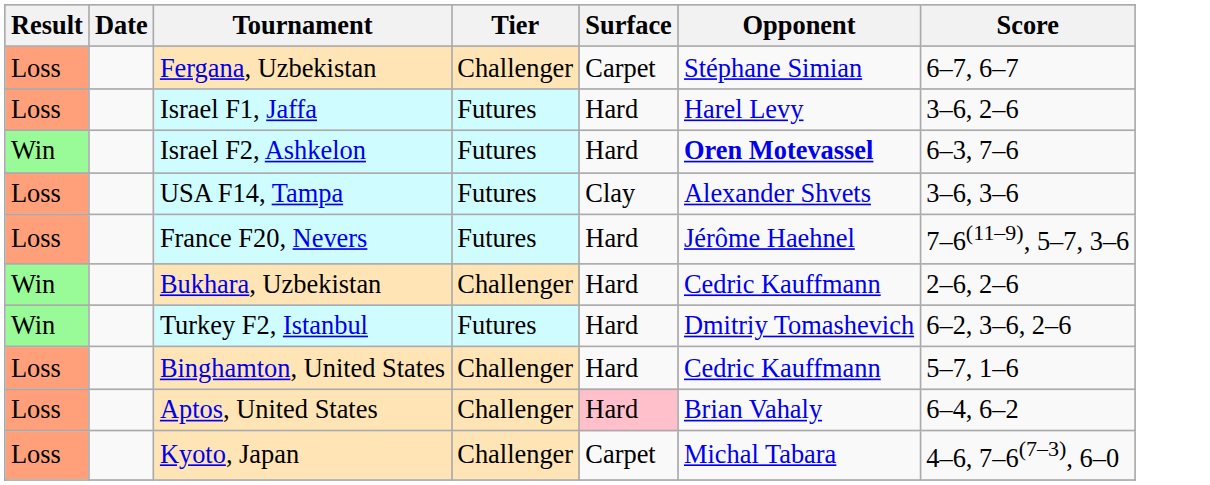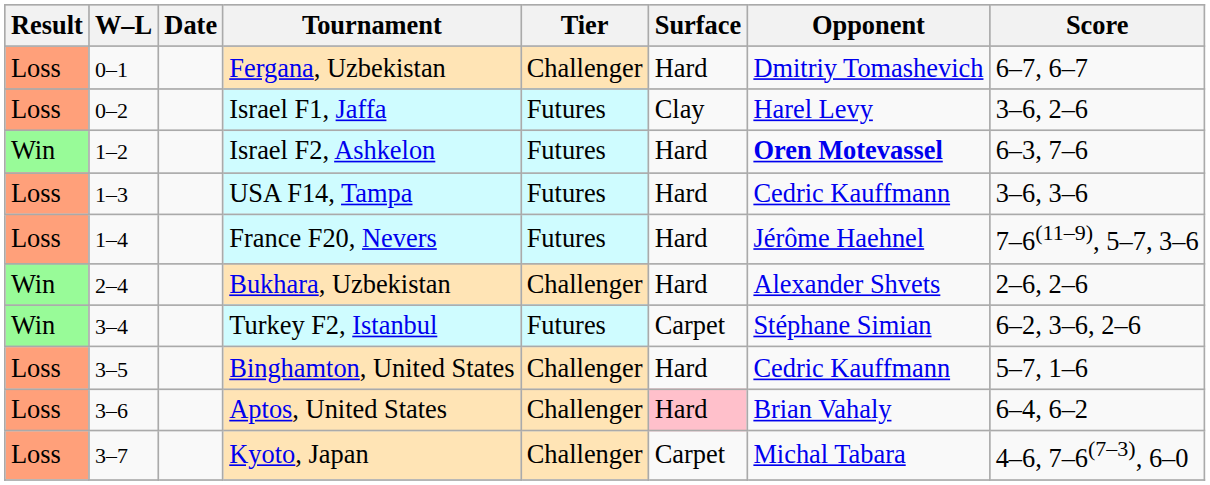+ column: (124, 25)
(621, 67) Carpet -> (681, 67) Hard
(773, 67) Stéphane Simian -> (868, 67) Dmitriy Tomashevich
(612, 109) Hard -> (680, 109) Clay
(610, 192) Clay -> (681, 192) Hard
(777, 192) Alexander Shvets -> (852, 192) Cedric Kauffmann
(782, 283) Cedric Kauffmann -> (847, 283) Alexander Shvets
(612, 325) Hard -> (690, 325) Carpet
(799, 325) Dmitriy Tomashevich -> (842, 325) Stéphane Simian
